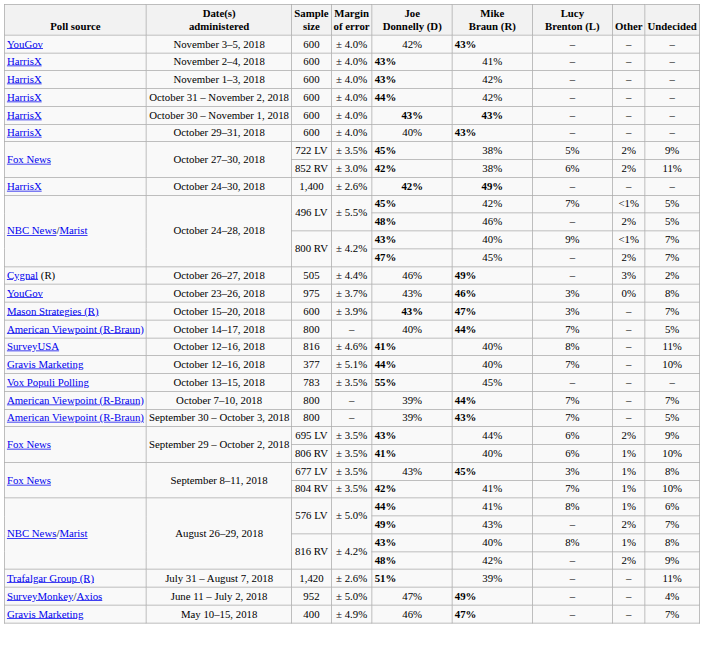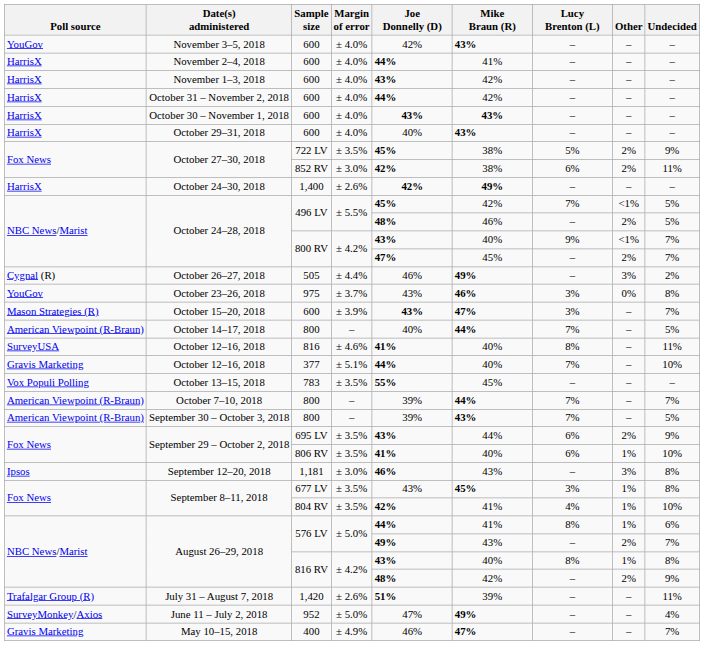(386, 62) 43% -> (386, 62) 44%
+ row: (219, 471)
(572, 489) 7% -> (572, 507) 4%
